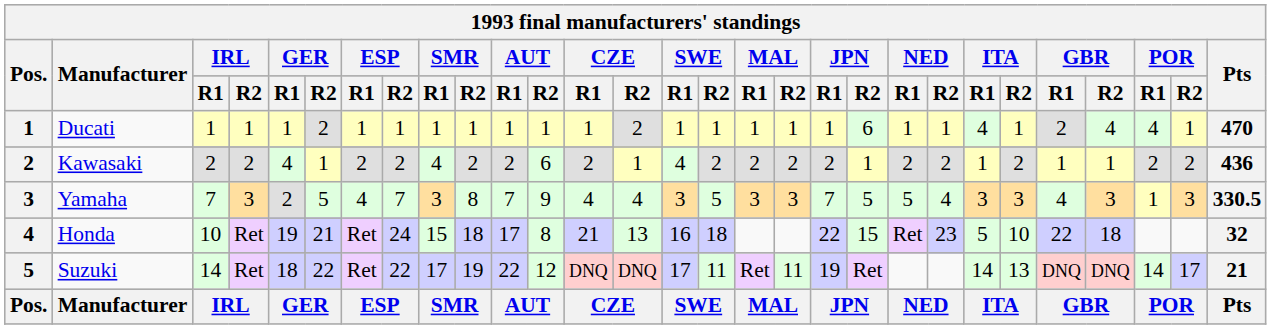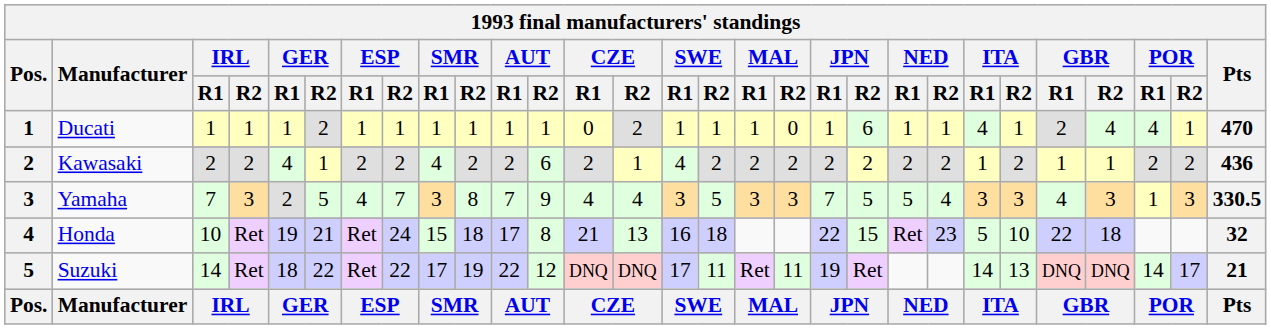(588, 128) 1 -> (588, 128) 0
(793, 128) 1 -> (793, 128) 0
(868, 163) 1 -> (868, 163) 2
